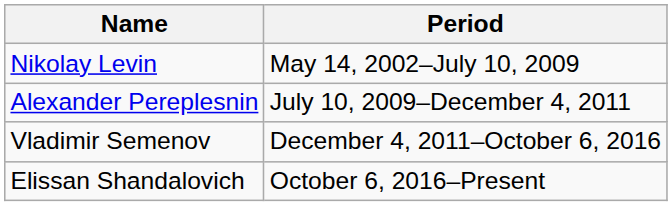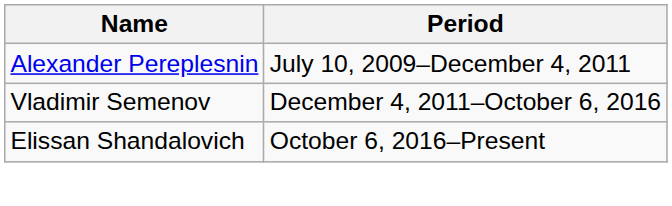- row: (84, 63)
